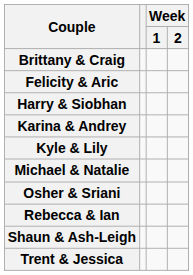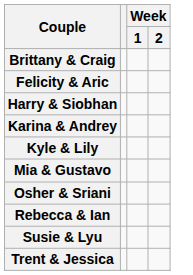+ row: (62, 171)
- row: (72, 171)
- row: (72, 237)
+ row: (62, 237)
